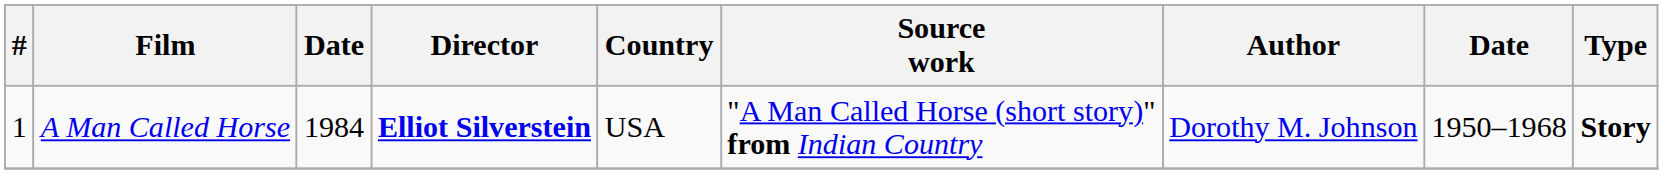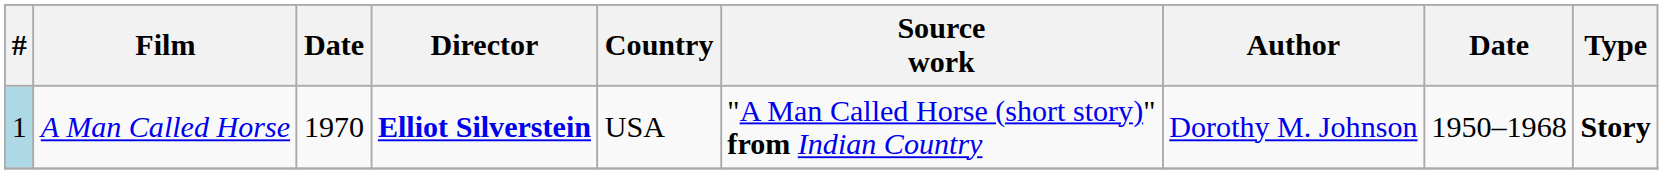(19, 126) no background -> (19, 126) lightblue background
(334, 126) 1984 -> (334, 126) 1970
